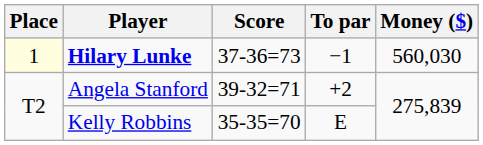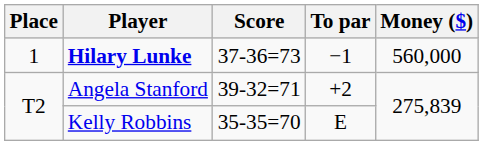(34, 55) lightyellow background -> (34, 55) no background
(427, 55) 560,030 -> (427, 55) 560,000
